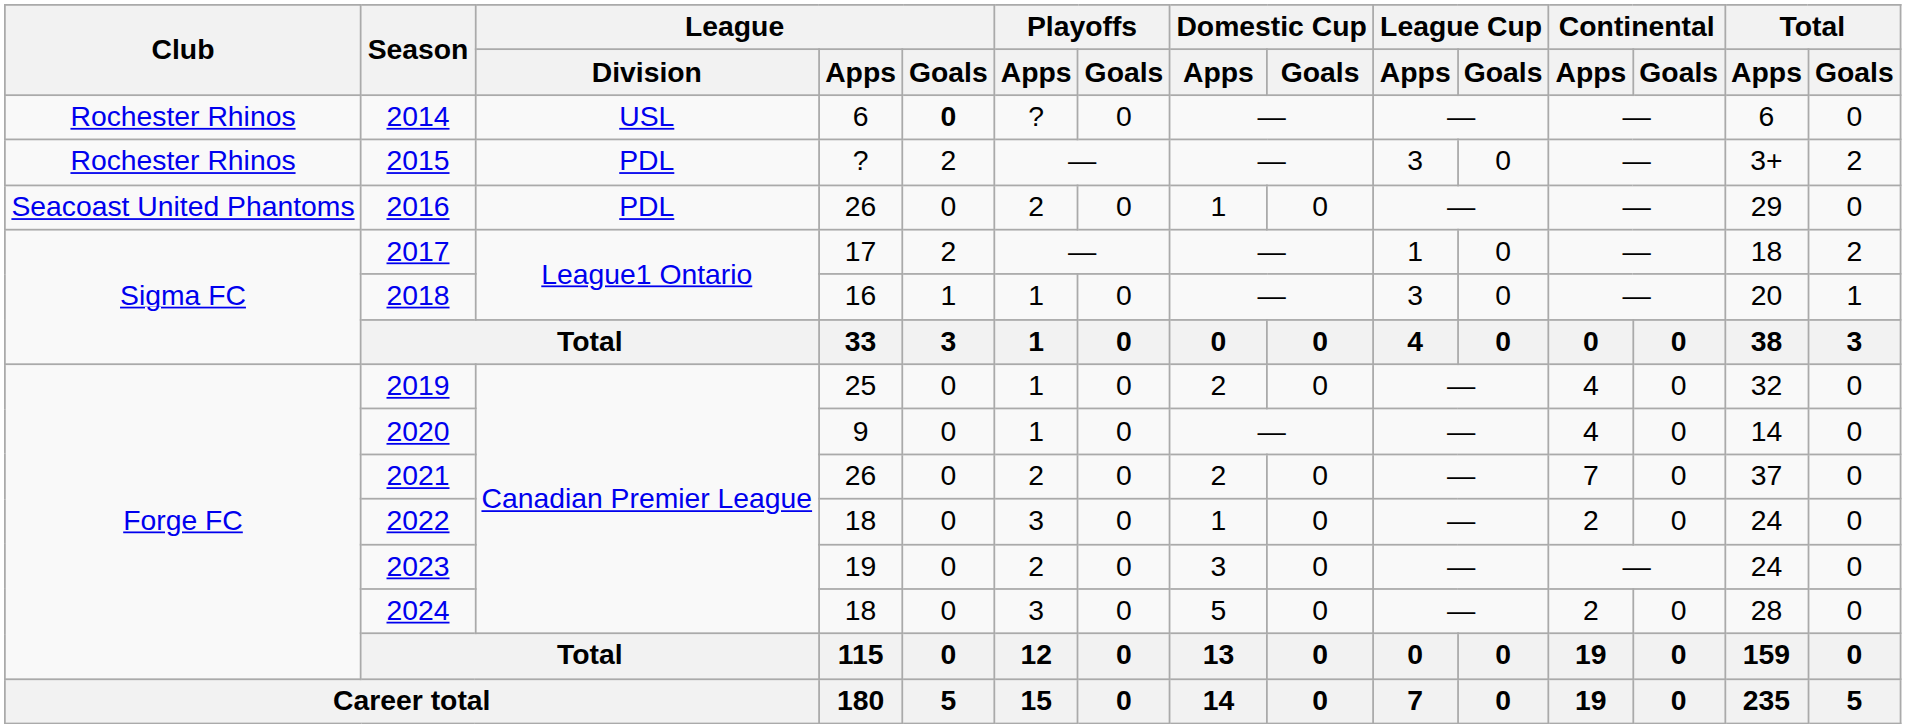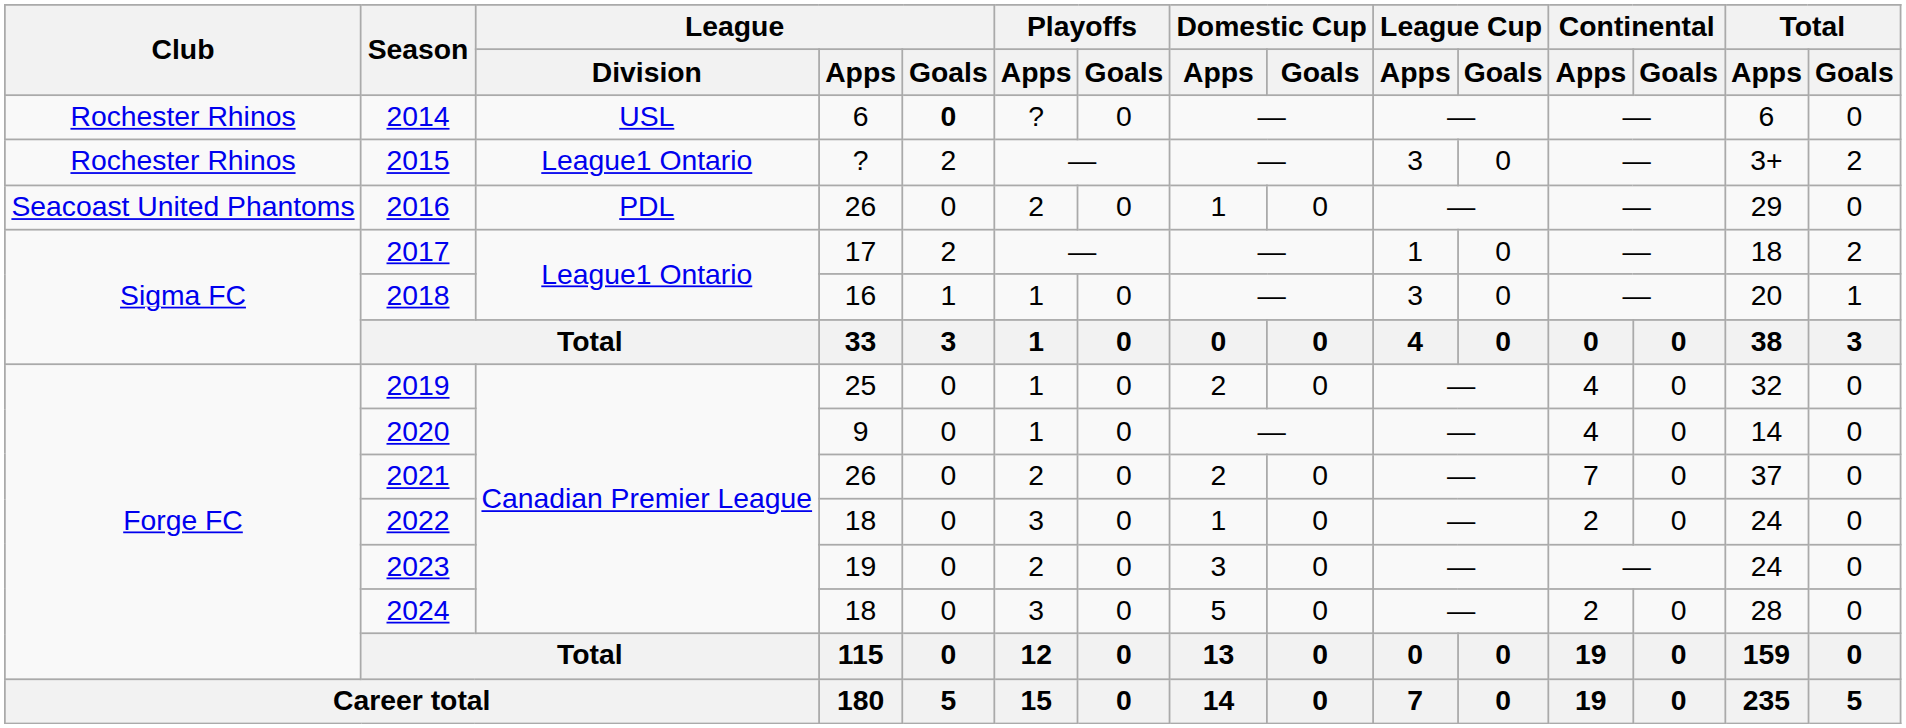(647, 161) PDL -> (647, 161) League1 Ontario
